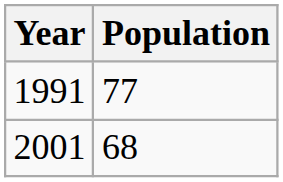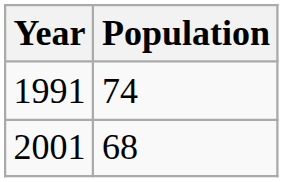(120, 90) 77 -> (120, 90) 74
